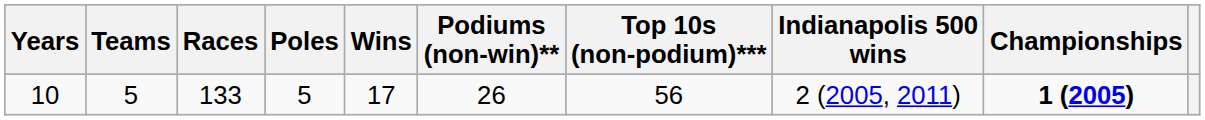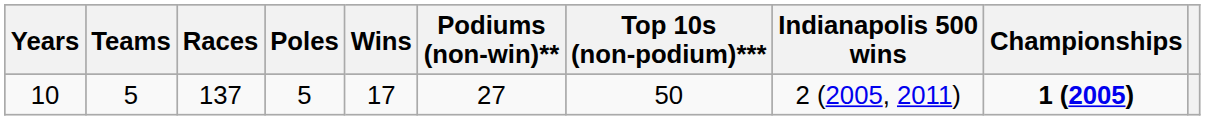(220, 95) 133 -> (220, 95) 137
(491, 95) 26 -> (491, 95) 27
(669, 95) 56 -> (669, 95) 50
